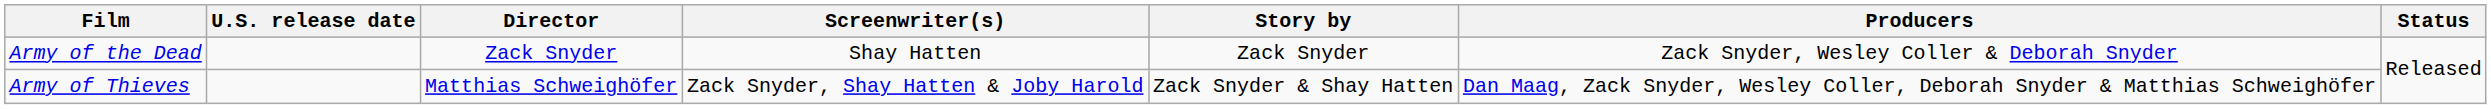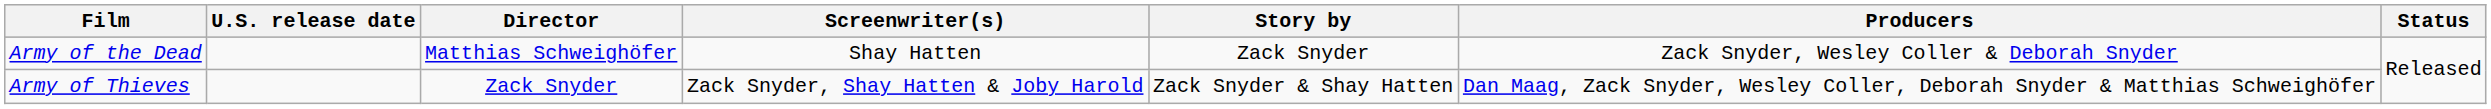(551, 54) Zack Snyder -> (551, 54) Matthias Schweighöfer
(551, 86) Matthias Schweighöfer -> (551, 86) Zack Snyder
